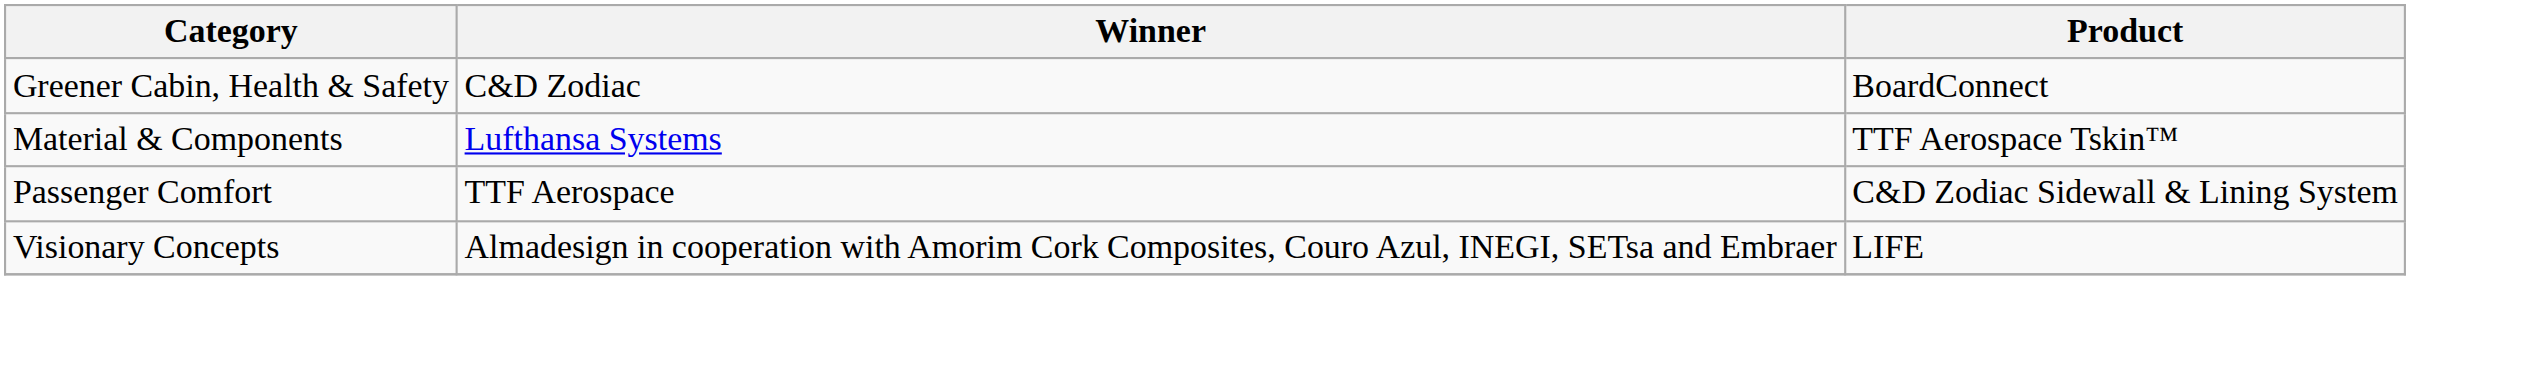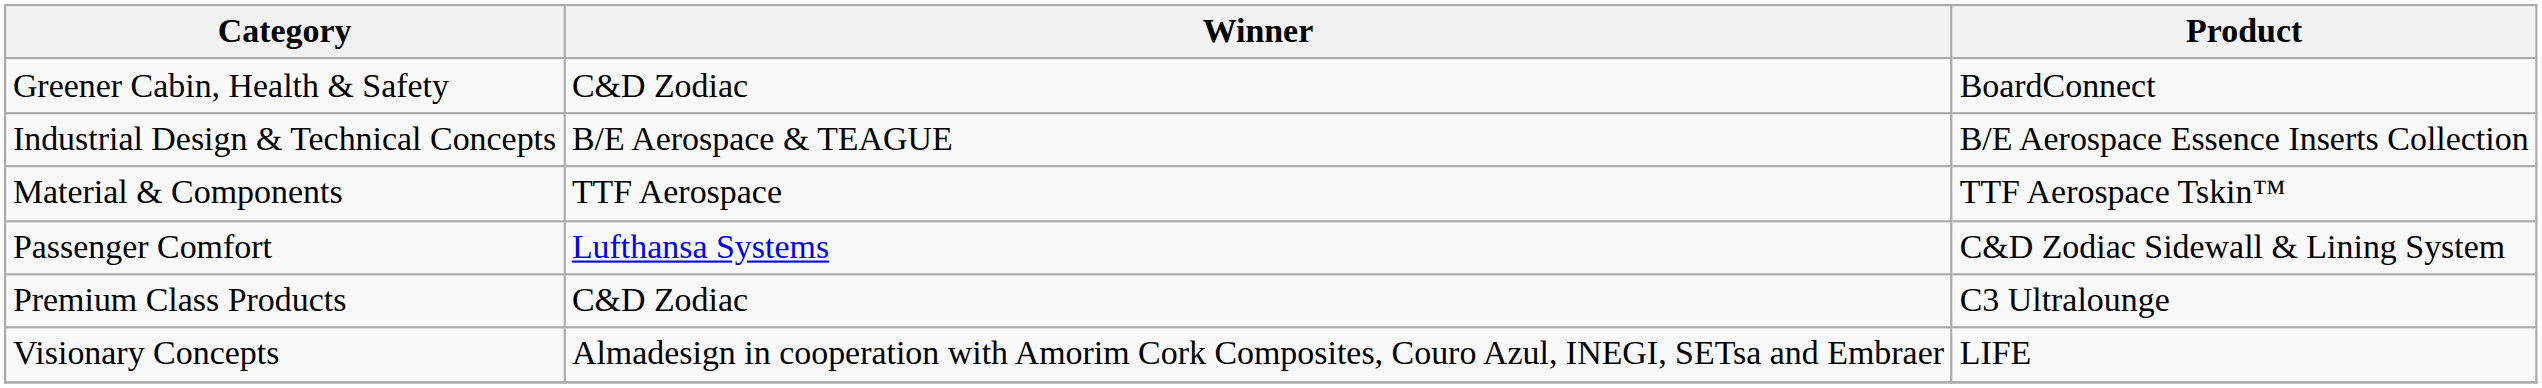+ row: (285, 138)
(593, 138) Lufthansa Systems -> (677, 192) TTF Aerospace
(570, 192) TTF Aerospace -> (701, 246) Lufthansa Systems
+ row: (180, 300)
